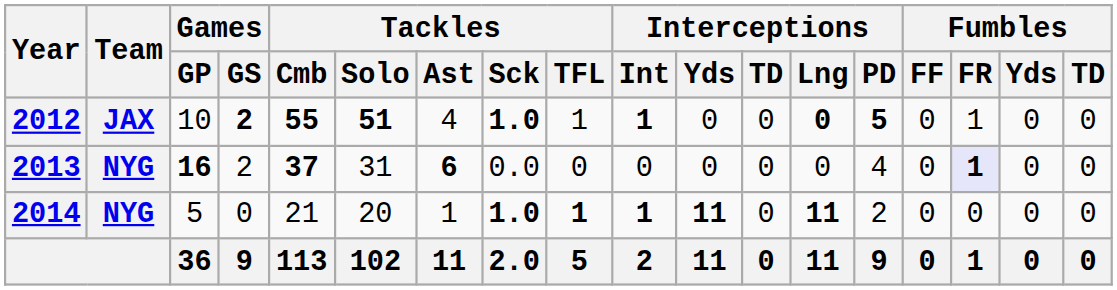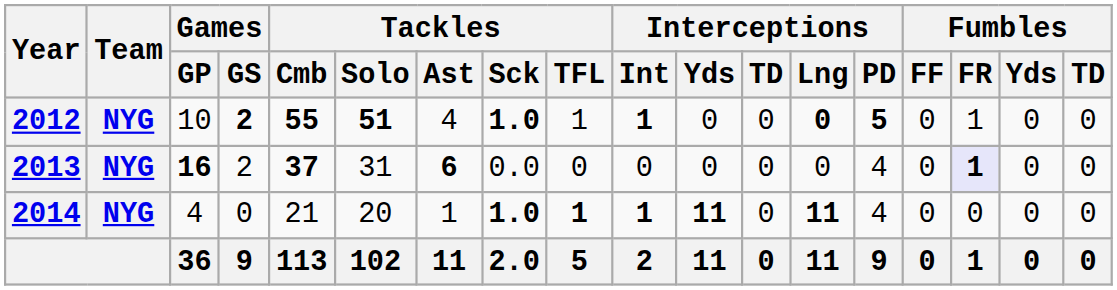(129, 122) JAX -> (129, 122) NYG
(195, 215) 5 -> (195, 215) 4
(879, 215) 2 -> (879, 215) 4
